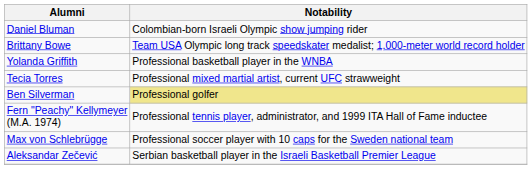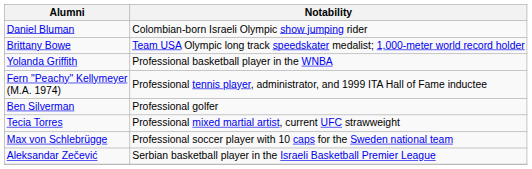rows swapped: (67, 117) <-> (35, 78)
(175, 95) khaki background -> (175, 106) no background
